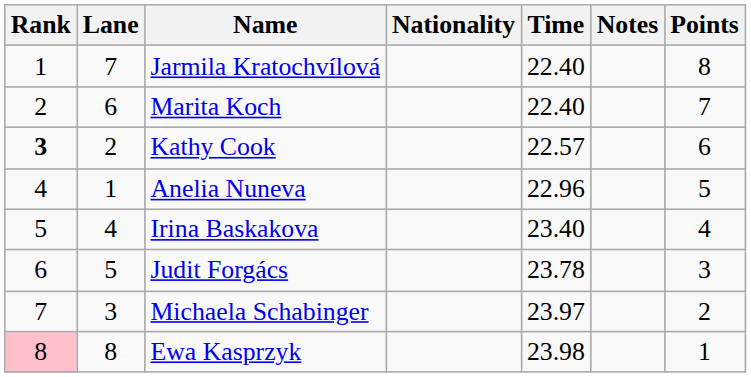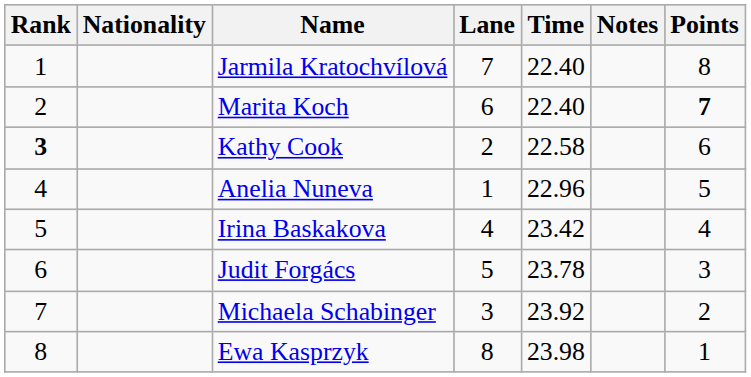columns swapped: (111, 24) <-> (454, 24)
(705, 106) normal -> (705, 106) bold
(556, 147) 22.57 -> (556, 147) 22.58
(556, 229) 23.40 -> (556, 229) 23.42
(556, 310) 23.97 -> (556, 310) 23.92
(41, 351) pink background -> (41, 351) no background
